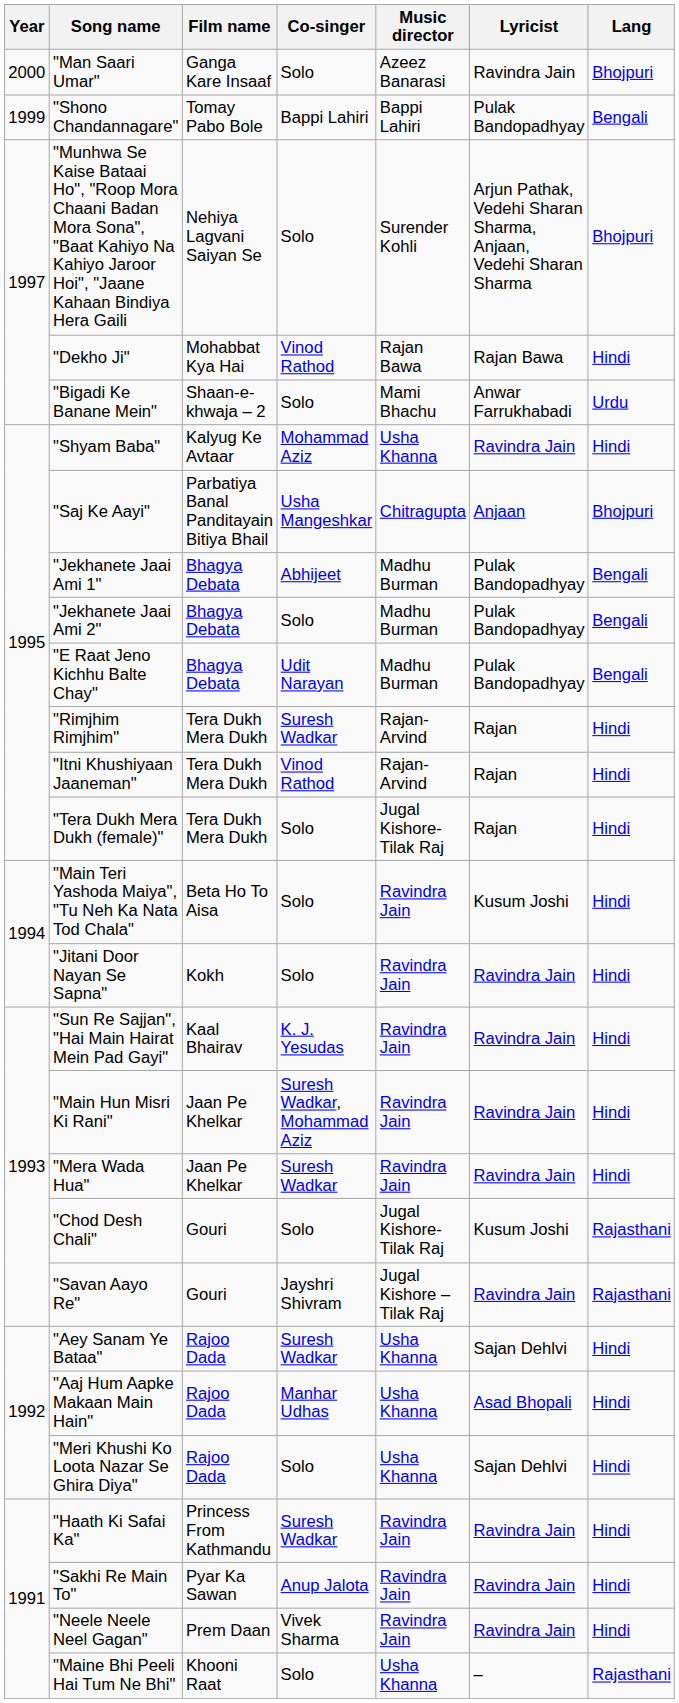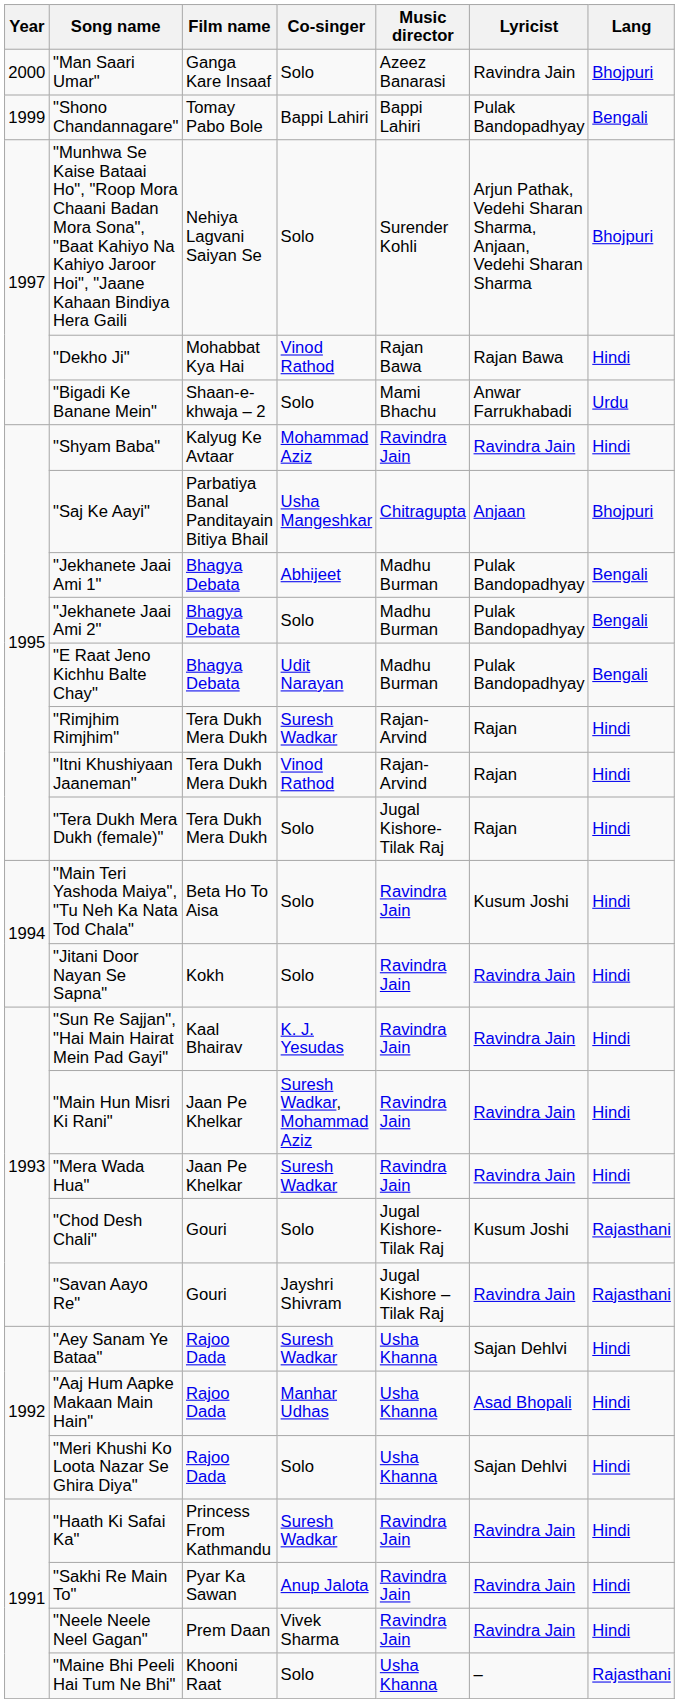(409, 447) Usha Khanna -> (413, 447) Ravindra Jain
